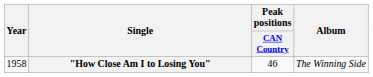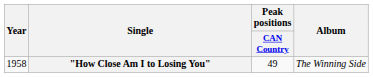(273, 64) 46 -> (273, 64) 49
